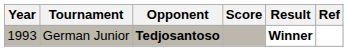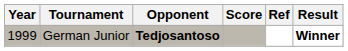columns swapped: (291, 15) <-> (329, 15)
(22, 36) 1993 -> (22, 36) 1999
